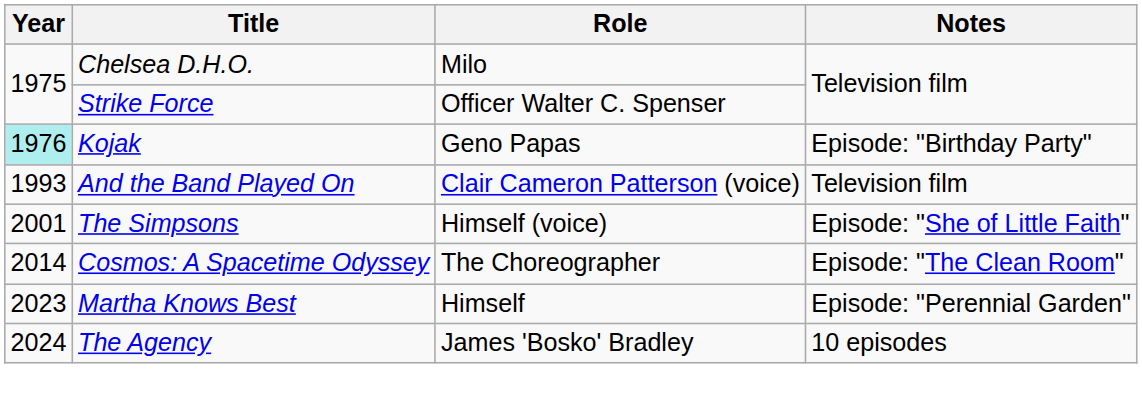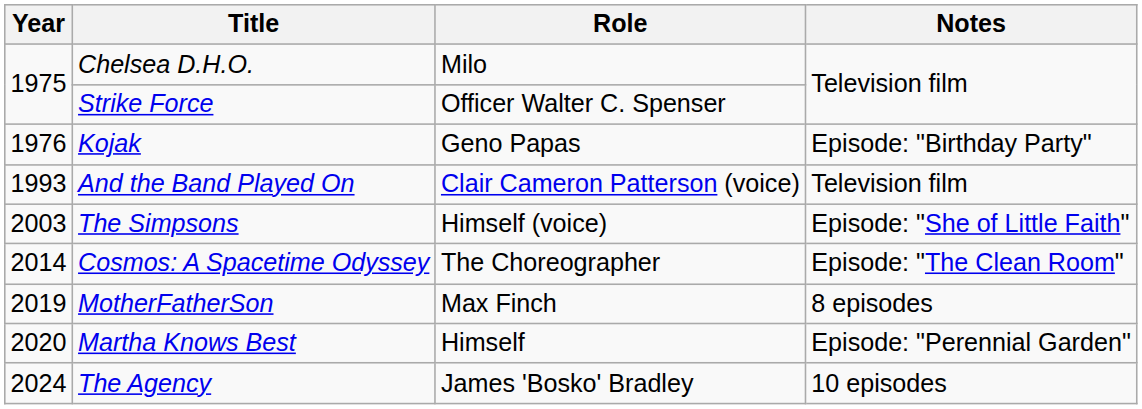(39, 143) paleturquoise background -> (39, 143) no background
(39, 223) 2001 -> (39, 223) 2003
+ row: (176, 303)
(39, 303) 2023 -> (39, 343) 2020
